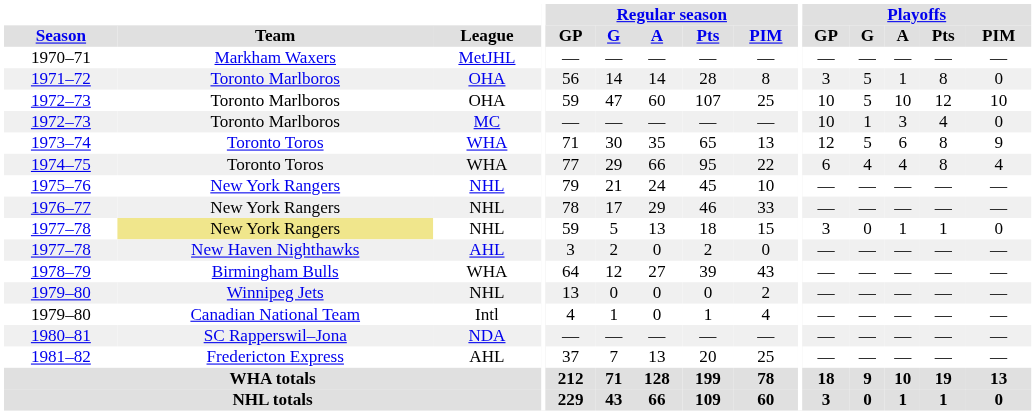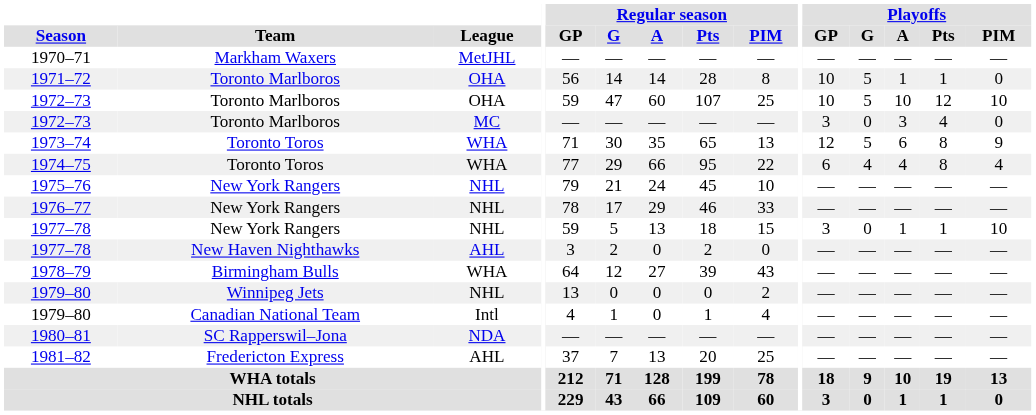(826, 78) 3 -> (826, 78) 10
(943, 78) 8 -> (943, 78) 1
(826, 121) 10 -> (826, 121) 3
(867, 121) 1 -> (867, 121) 0
(275, 228) khaki background -> (275, 228) no background
(999, 228) 0 -> (999, 228) 10
